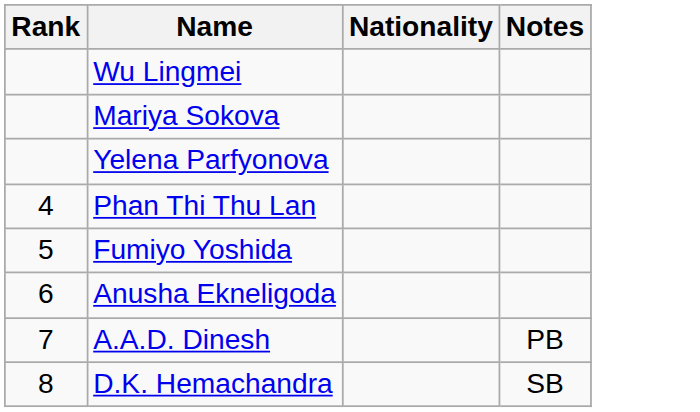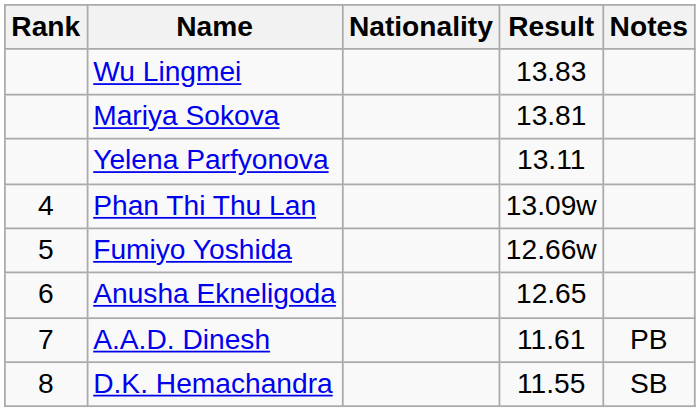+ column: (551, 26)
